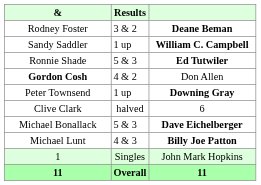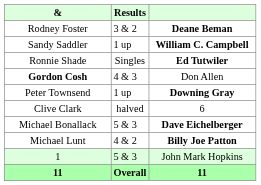(125, 60) 5 & 3 -> (130, 60) Singles
(125, 76) 4 & 2 -> (125, 76) 4 & 3
(125, 140) 4 & 3 -> (125, 140) 4 & 2
(130, 156) Singles -> (125, 156) 5 & 3
